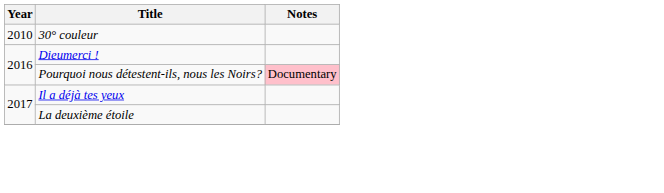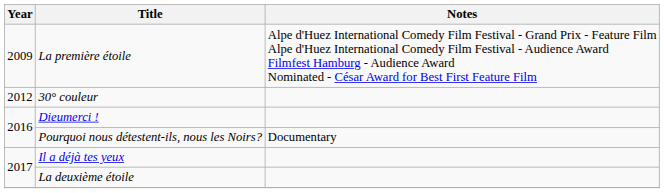+ row: (85, 55)
(20, 34) 2010 -> (20, 97) 2012
(302, 74) pink background -> (302, 137) no background
